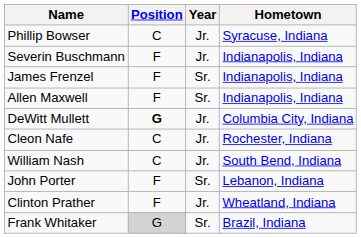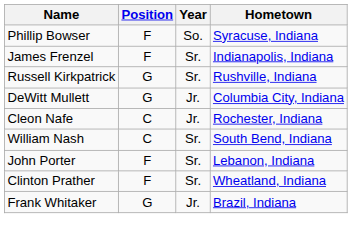(157, 35) C -> (147, 35) F
(203, 35) Jr. -> (193, 35) So.
- row: (66, 56)
+ row: (61, 77)
- row: (48, 98)
(157, 118) bold -> (147, 98) normal
(203, 160) Jr. -> (193, 139) Sr.
(203, 202) Jr. -> (193, 181) Sr.
(157, 222) lightgrey background -> (147, 202) no background
(203, 222) Sr. -> (193, 202) Jr.
